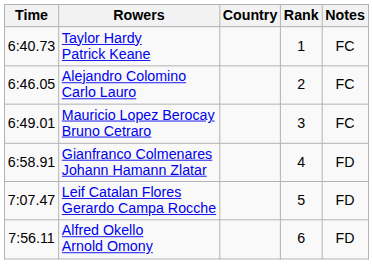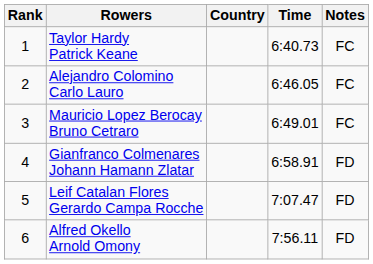columns swapped: (301, 15) <-> (31, 15)
